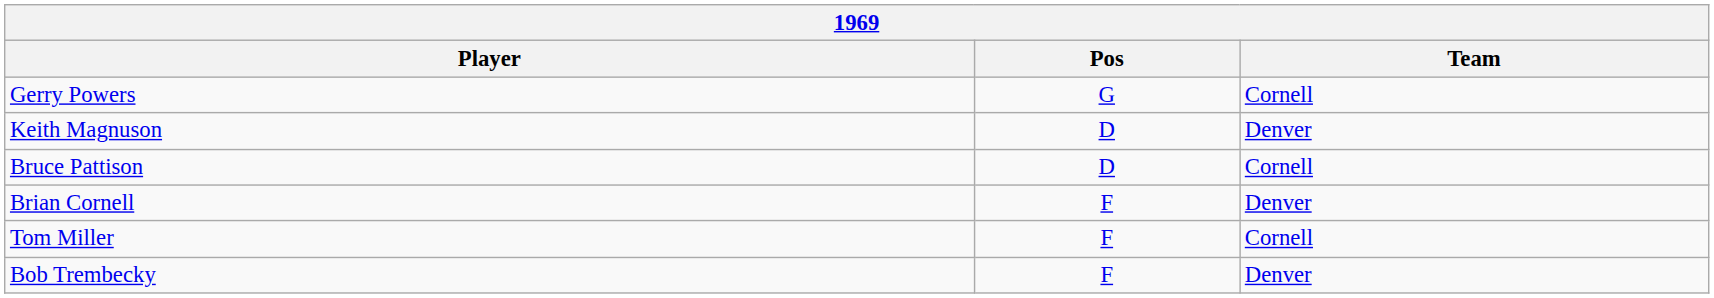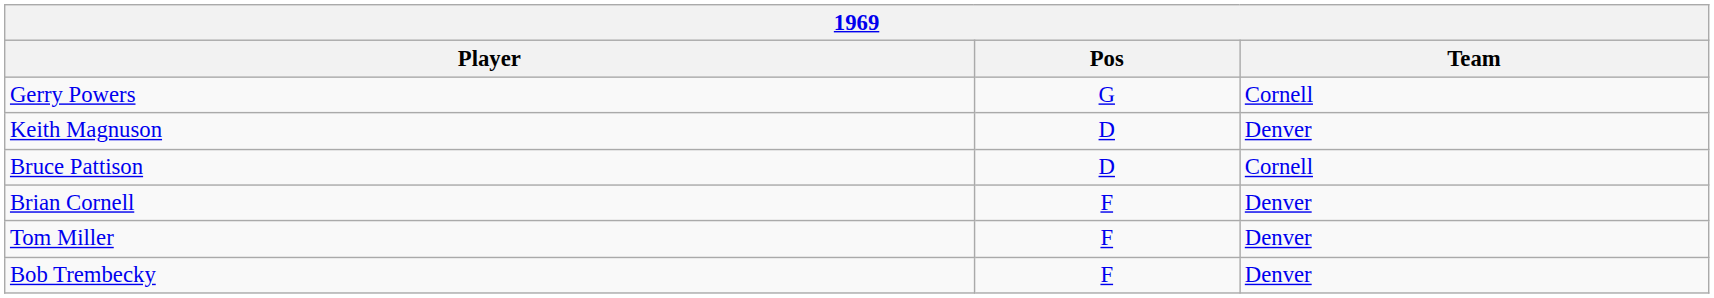(1279, 238) Cornell -> (1278, 238) Denver
